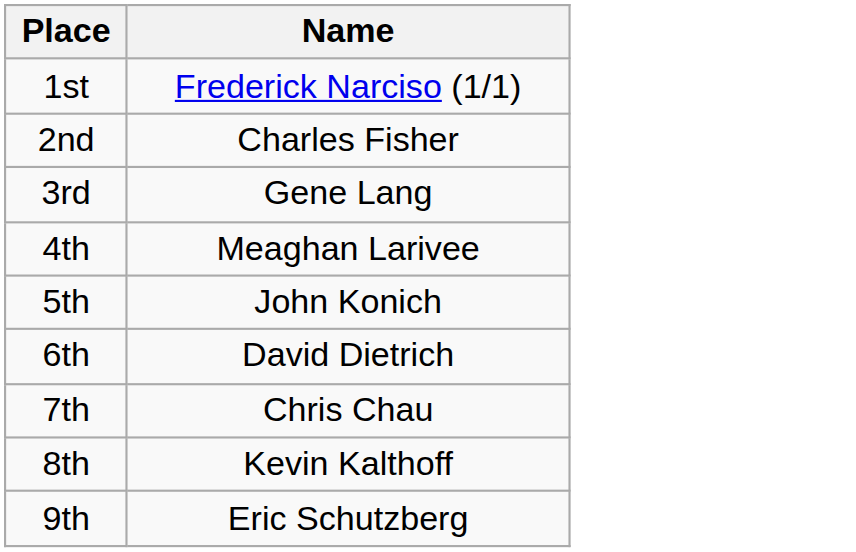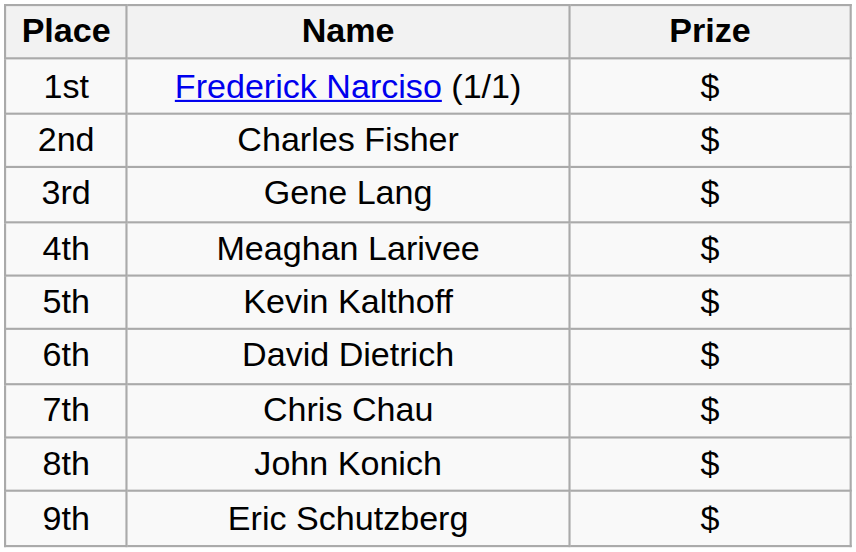+ column: (710, 31)
(348, 301) John Konich -> (348, 301) Kevin Kalthoff
(348, 463) Kevin Kalthoff -> (348, 463) John Konich
